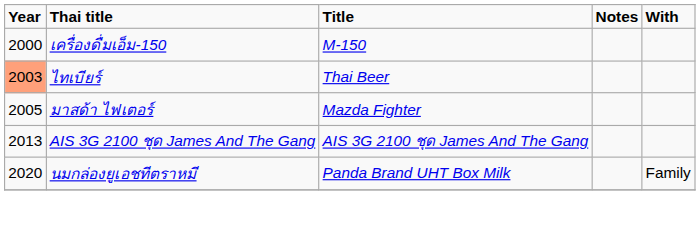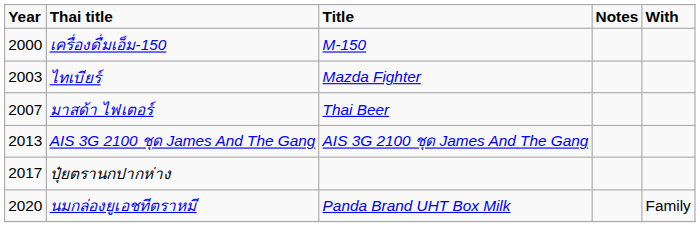(25, 77) lightsalmon background -> (25, 77) no background
(356, 77) Thai Beer -> (372, 77) Mazda Fighter
(25, 109) 2005 -> (25, 109) 2007
(372, 109) Mazda Fighter -> (356, 109) Thai Beer
+ row: (110, 174)
